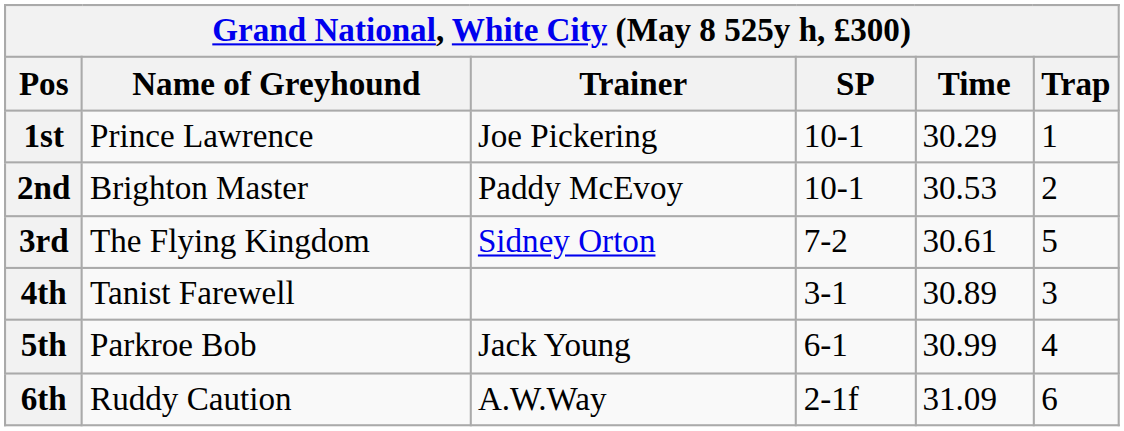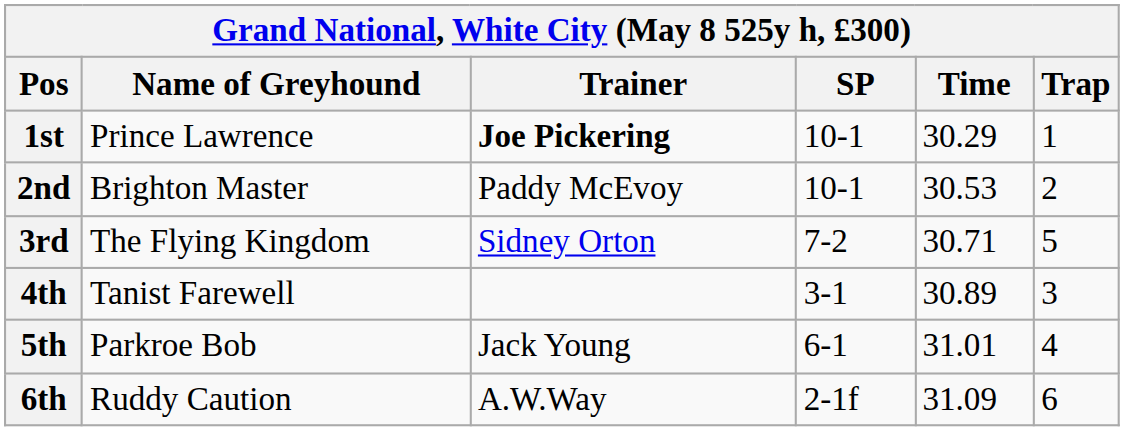(568, 135) normal -> (574, 135) bold
(960, 240) 30.61 -> (960, 240) 30.71
(960, 345) 30.99 -> (960, 345) 31.01
